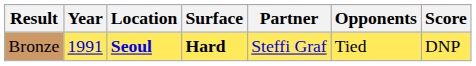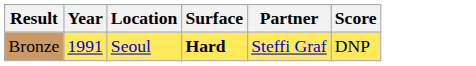- column: (376, 18)
(131, 46) bold -> (131, 46) normal
